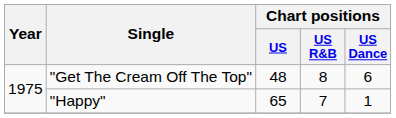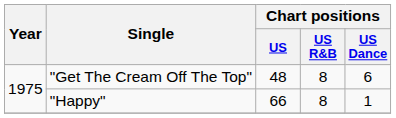(278, 101) 65 -> (278, 101) 66
(323, 101) 7 -> (323, 101) 8
